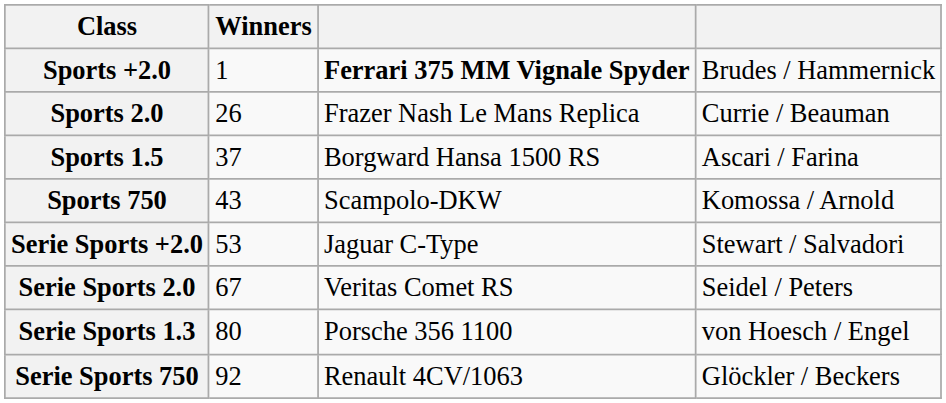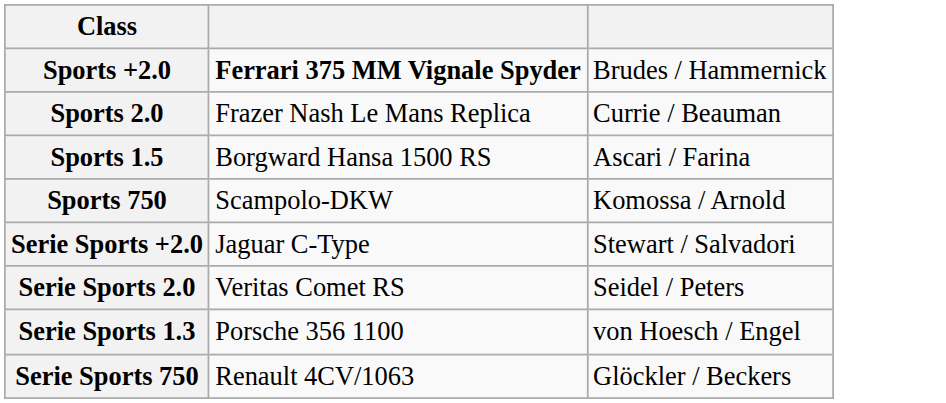- column: (263, 26)
